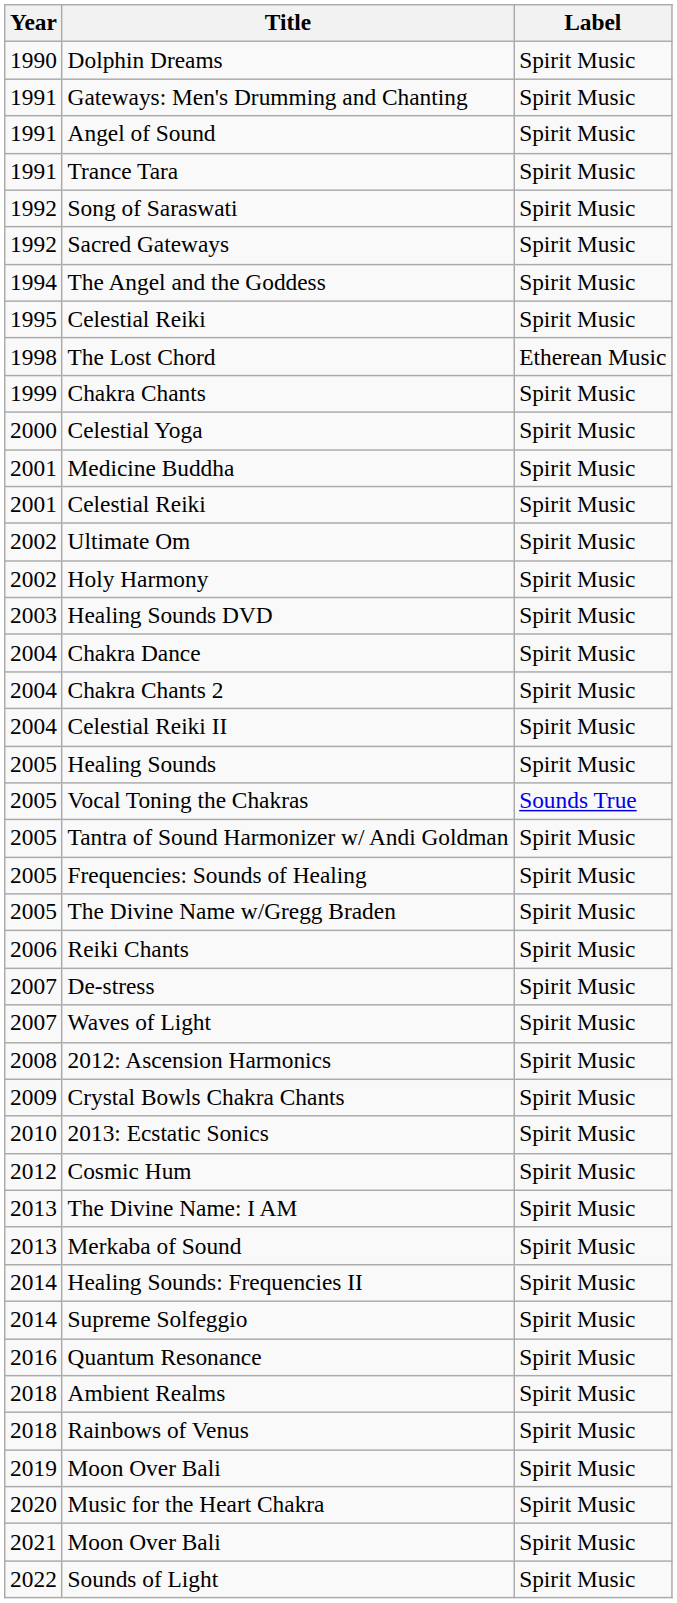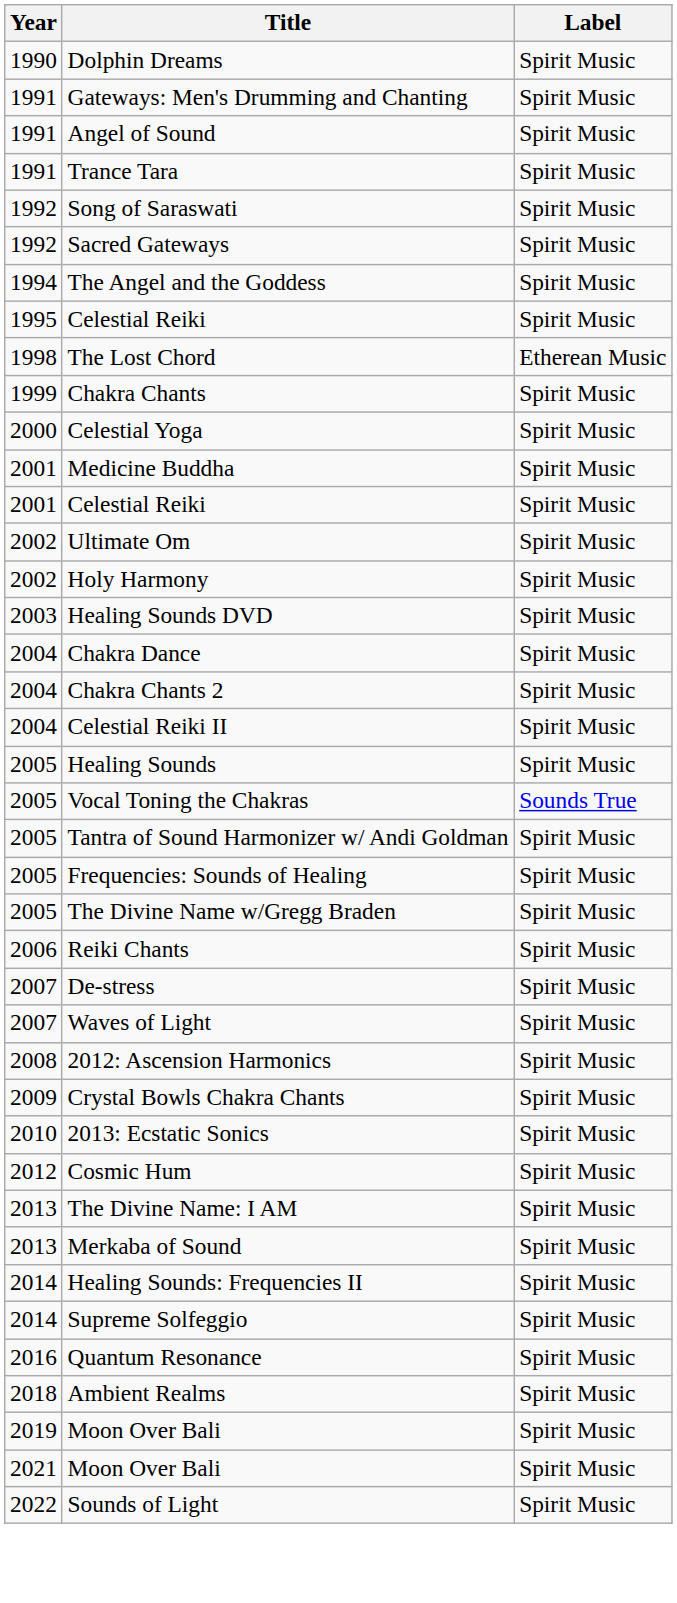- row: (33, 1430)
- row: (33, 1504)
